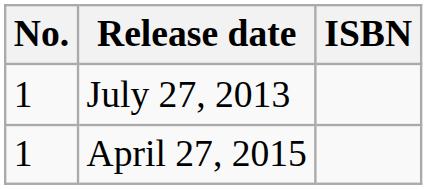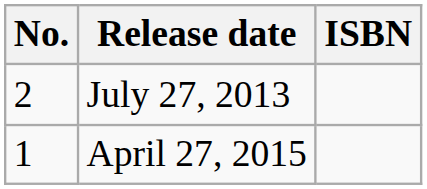(23, 93) 1 -> (23, 93) 2
